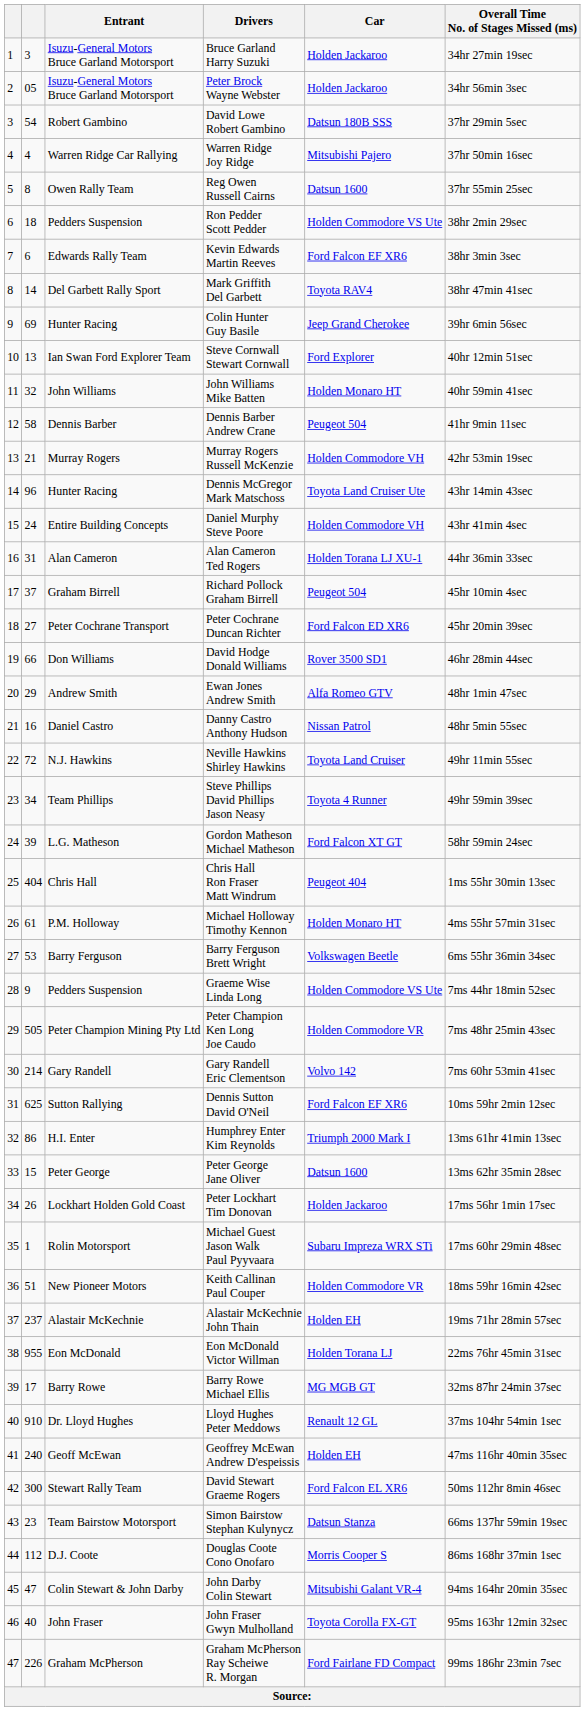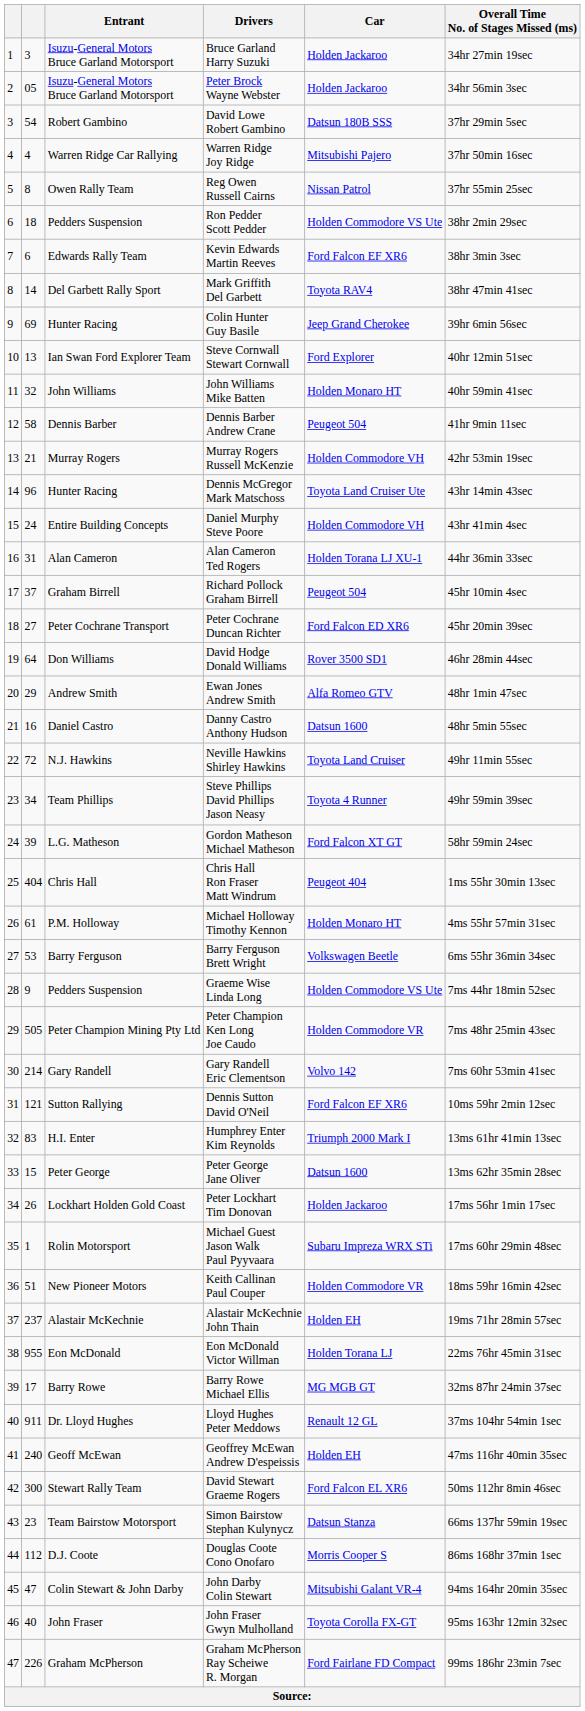(337, 189) Datsun 1600 -> (339, 189) Nissan Patrol
(30, 659) 66 -> (30, 659) 64
(339, 726) Nissan Patrol -> (337, 726) Datsun 1600
(33, 1104) 625 -> (33, 1104) 121
(30, 1138) 86 -> (30, 1138) 83
(33, 1421) 910 -> (33, 1421) 911
